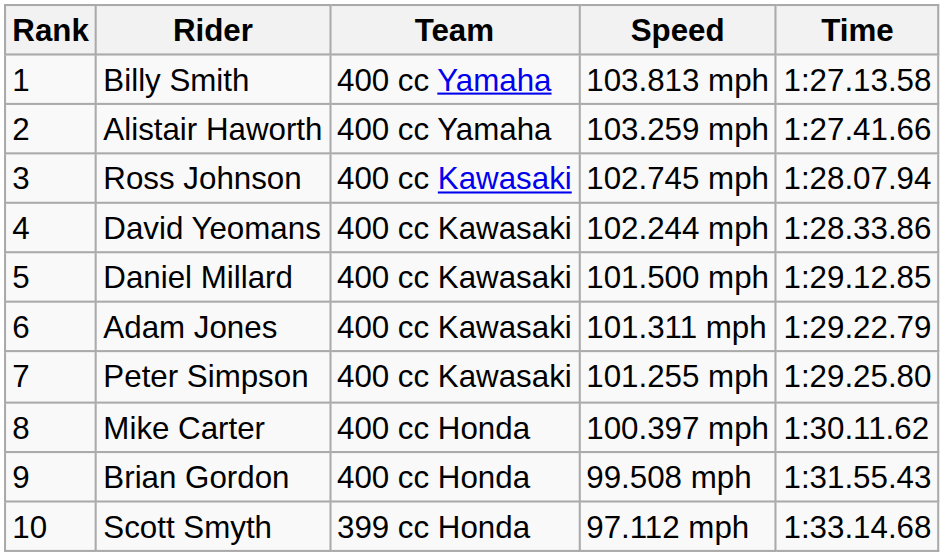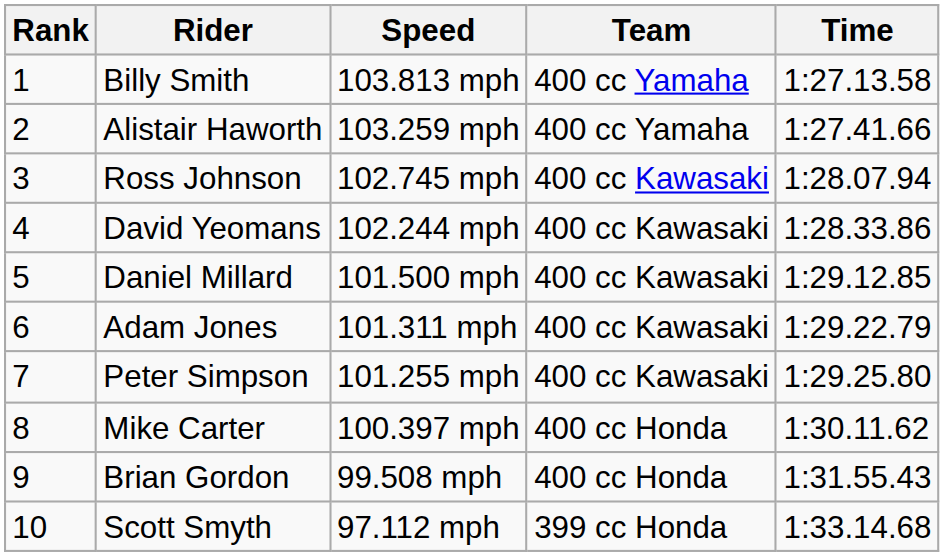columns swapped: (454, 30) <-> (678, 30)
